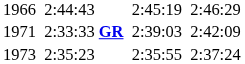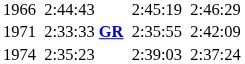(157, 32) 2:39:03 -> (157, 32) 2:35:55
(20, 54) 1973 -> (20, 54) 1974
(157, 54) 2:35:55 -> (157, 54) 2:39:03
